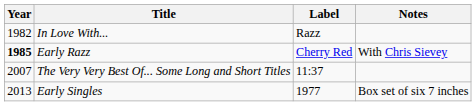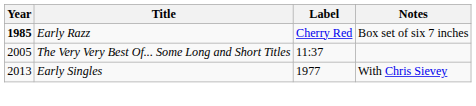- row: (73, 33)
(403, 52) With Chris Sievey -> (413, 33) Box set of six 7 inches
(19, 71) 2007 -> (19, 52) 2005
(413, 91) Box set of six 7 inches -> (403, 71) With Chris Sievey
